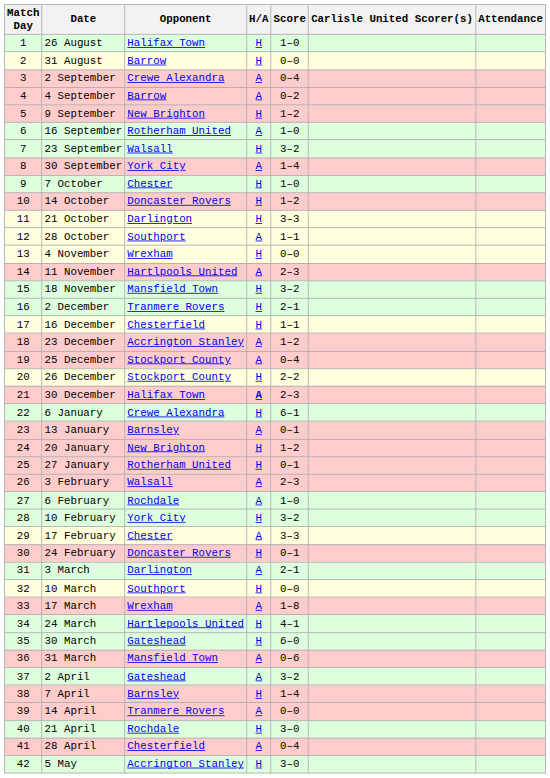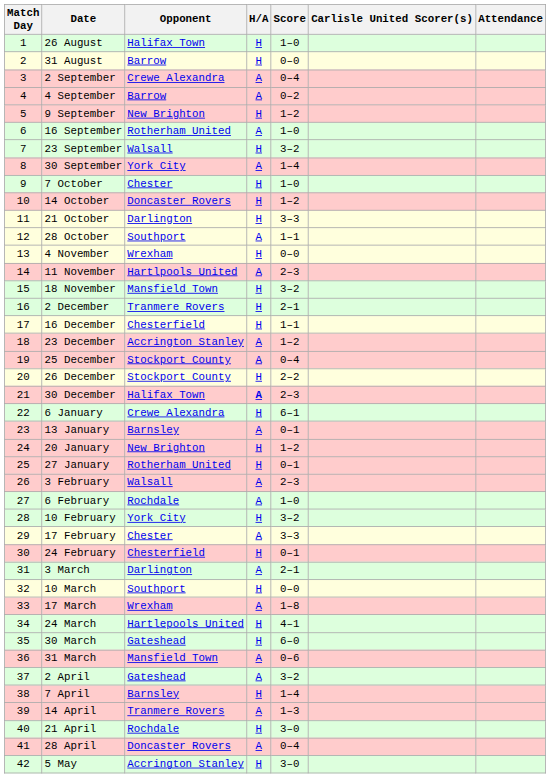(179, 553) Doncaster Rovers -> (166, 553) Chesterfield
(290, 711) 0–0 -> (290, 711) 1–3
(166, 747) Chesterfield -> (179, 747) Doncaster Rovers
